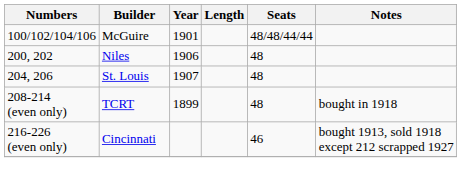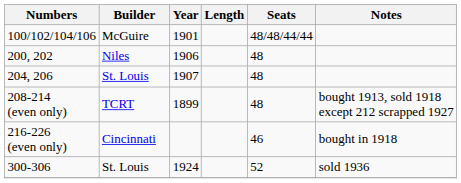(358, 104) bought in 1918 -> (386, 104) bought 1913, sold 1918 except 212 scrapped 1927
(386, 139) bought 1913, sold 1918 except 212 scrapped 1927 -> (358, 139) bought in 1918
+ row: (29, 167)
